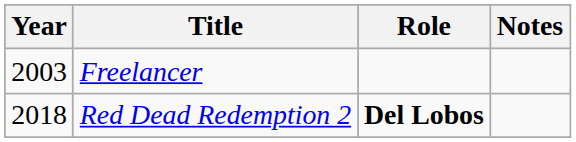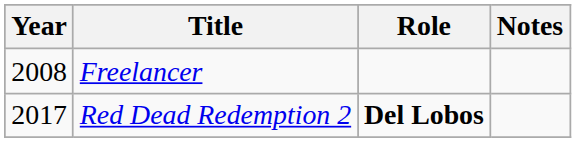(39, 70) 2003 -> (39, 70) 2008
(39, 114) 2018 -> (39, 114) 2017
